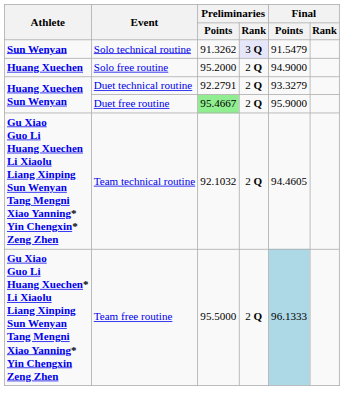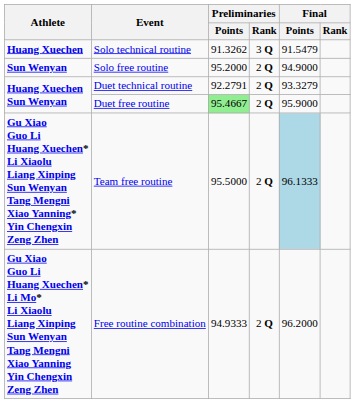(37, 49) Sun Wenyan -> (45, 49) Huang Xuechen
(254, 49) lavender background -> (264, 49) no background
(45, 67) Huang Xuechen -> (37, 67) Sun Wenyan
- row: (144, 181)
+ row: (150, 324)
